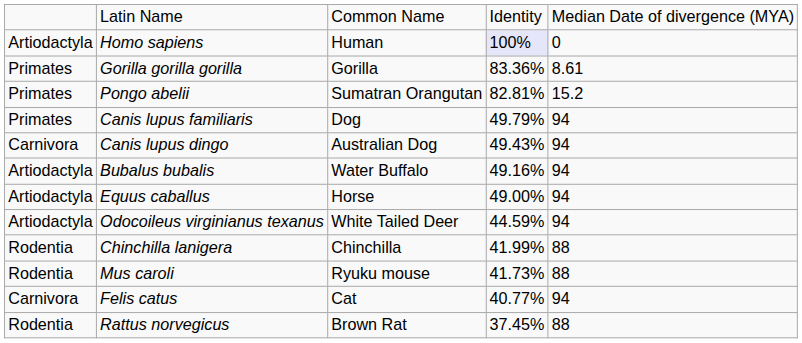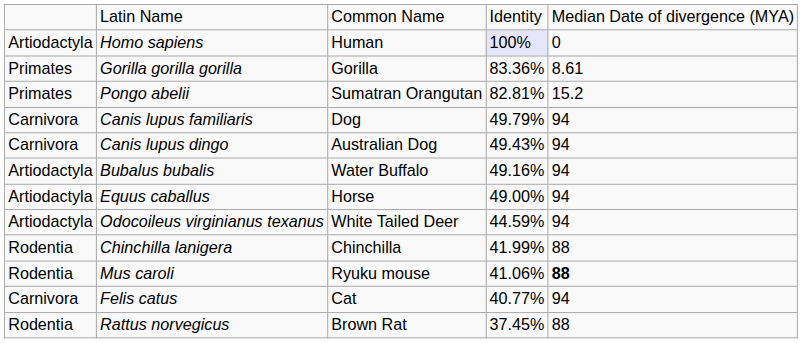(40, 119) Primates -> (43, 119) Carnivora
(517, 273) 41.73% -> (517, 273) 41.06%
(561, 273) normal -> (561, 273) bold
